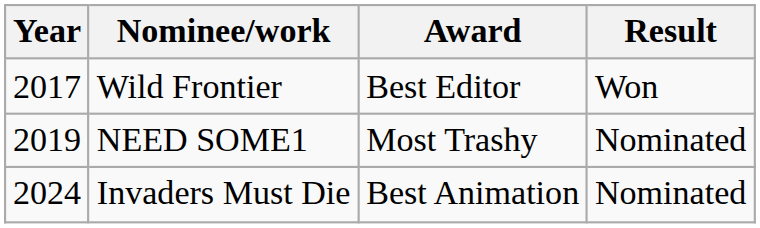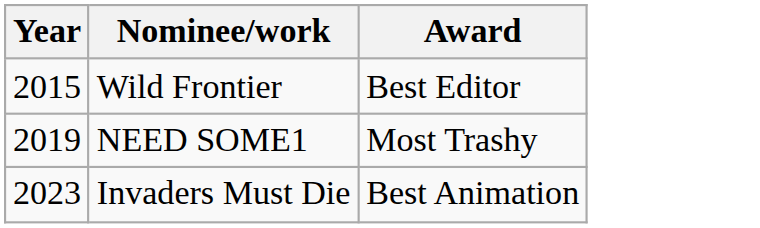- column: (671, 31)
(47, 85) 2017 -> (47, 85) 2015
(47, 193) 2024 -> (47, 193) 2023
